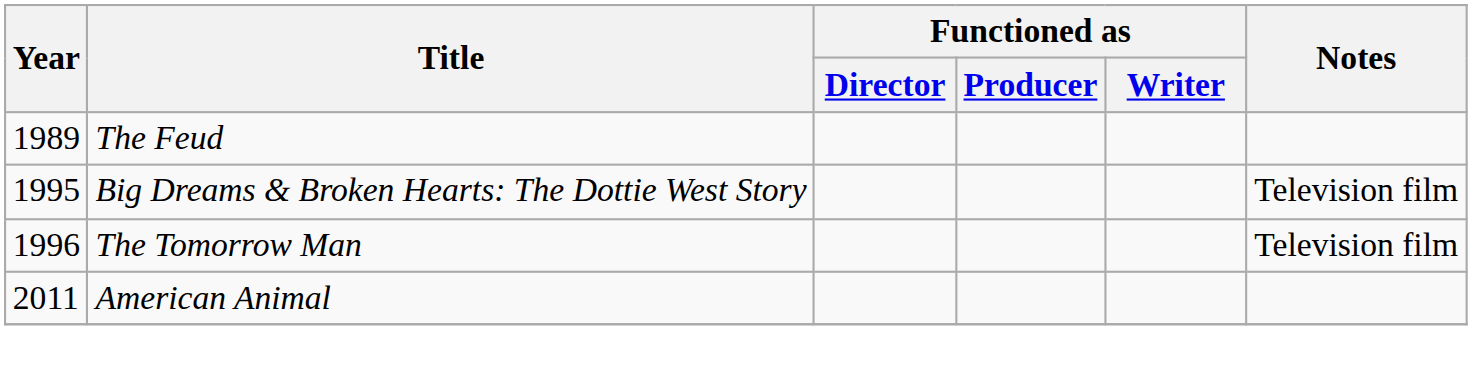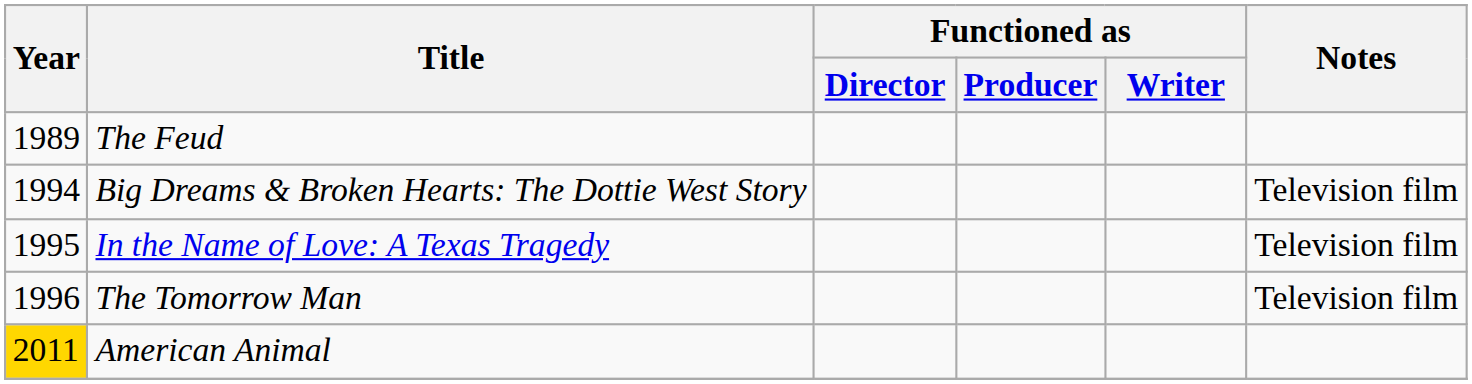(46, 191) 1995 -> (46, 191) 1994
+ row: (352, 244)
(46, 297) no background -> (46, 350) gold background
